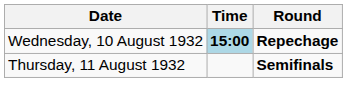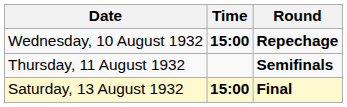(230, 41) lightblue background -> (230, 41) no background
+ row: (96, 89)
